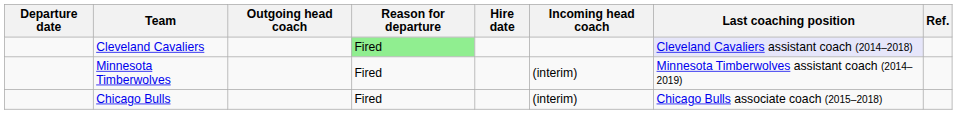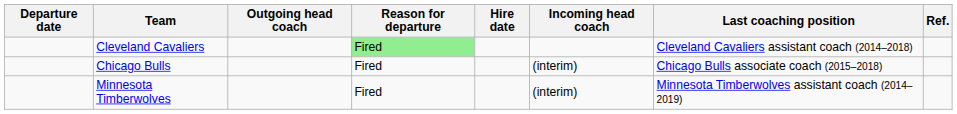(785, 47) lavender background -> (785, 47) no background
rows swapped: (133, 99) <-> (133, 73)
